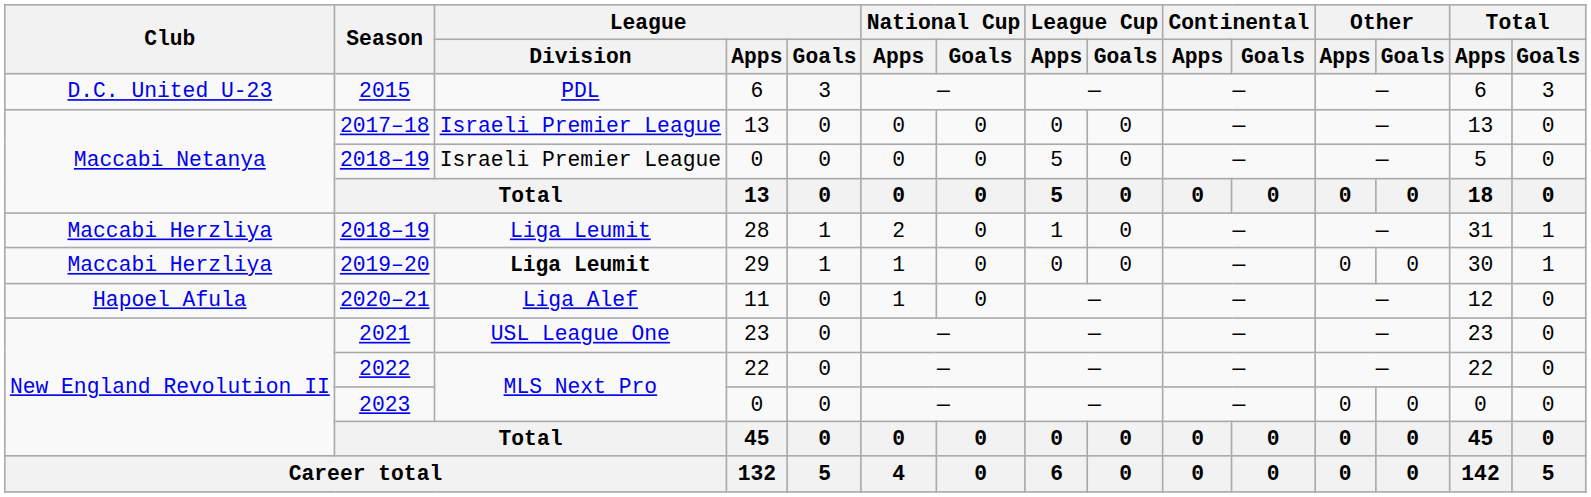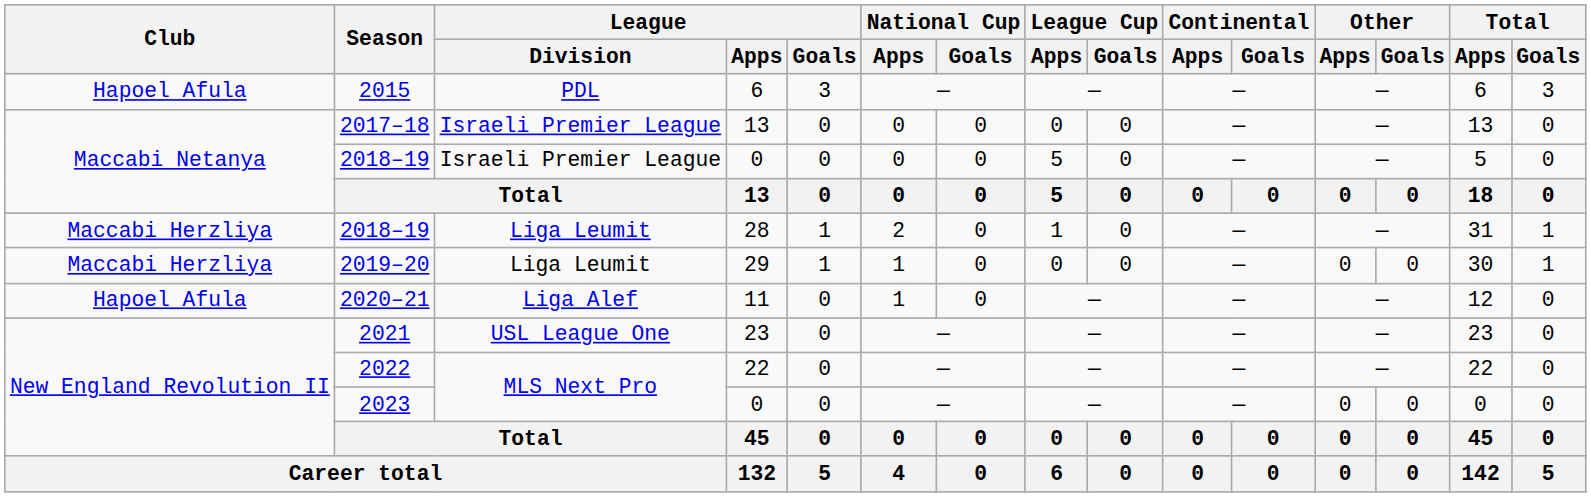(170, 92) D.C. United U-23 -> (170, 92) Hapoel Afula
(580, 265) bold -> (580, 265) normal
